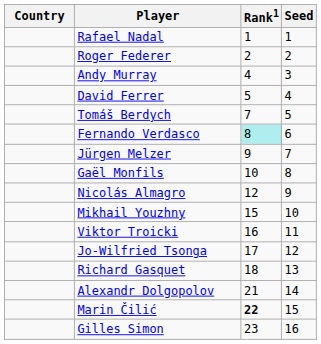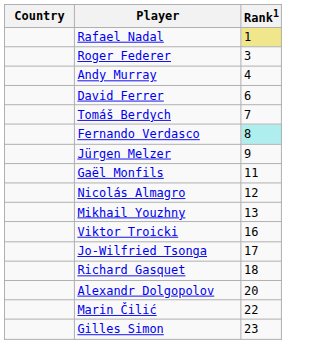- column: (299, 16)
(248, 37) no background -> (248, 37) khaki background
(248, 56) 2 -> (248, 56) 3
(248, 95) 5 -> (248, 95) 6
(251, 173) 10 -> (251, 173) 11
(251, 212) 15 -> (251, 212) 13
(251, 290) 21 -> (251, 290) 20
(251, 310) bold -> (251, 310) normal
